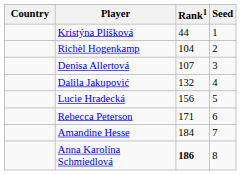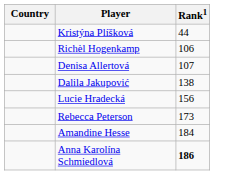- column: (223, 14)
(186, 49) 104 -> (186, 49) 106
(186, 82) 132 -> (186, 82) 138
(186, 116) 171 -> (186, 116) 173
